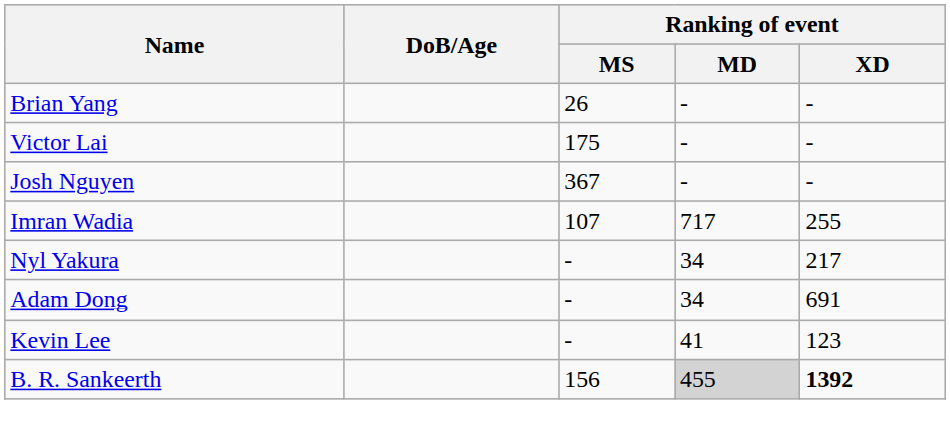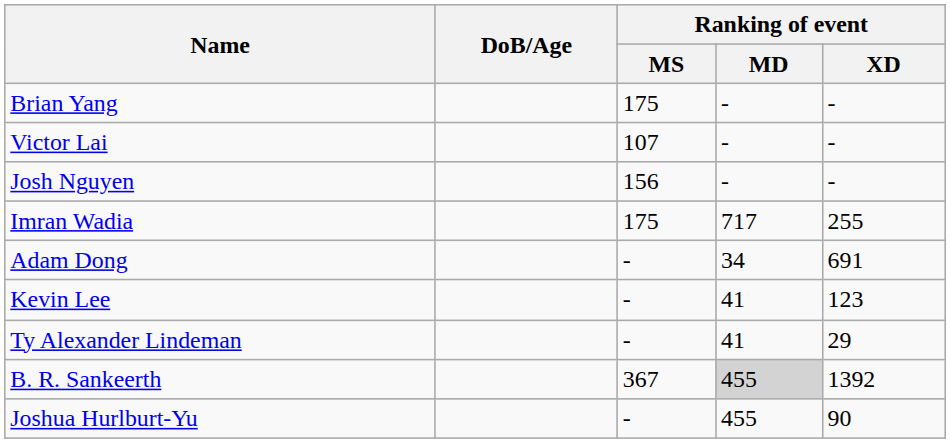(576, 103) 26 -> (641, 103) 175
(582, 142) 175 -> (641, 142) 107
(582, 181) 367 -> (641, 181) 156
(582, 221) 107 -> (641, 221) 175
- row: (65, 260)
+ row: (126, 339)
(582, 378) 156 -> (641, 378) 367
(829, 378) bold -> (851, 378) normal
+ row: (104, 417)
